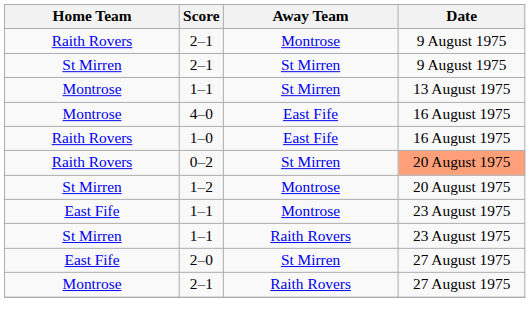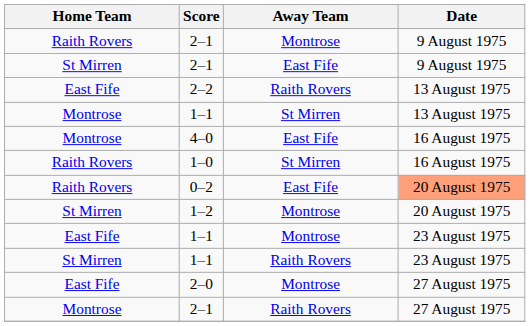(311, 65) St Mirren -> (311, 65) East Fife
+ row: (92, 89)
(311, 138) East Fife -> (311, 162) St Mirren
(311, 162) St Mirren -> (311, 187) East Fife
(311, 260) St Mirren -> (311, 284) Montrose
